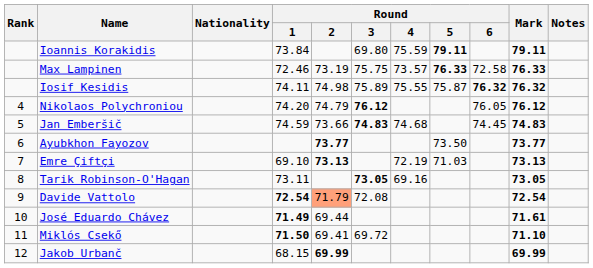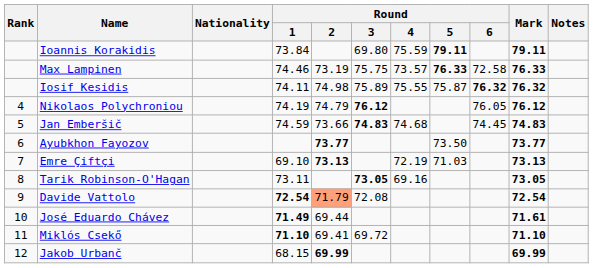(292, 69) 72.46 -> (292, 69) 74.46
(292, 106) 74.20 -> (292, 106) 74.19
(292, 235) 71.50 -> (292, 235) 71.10
